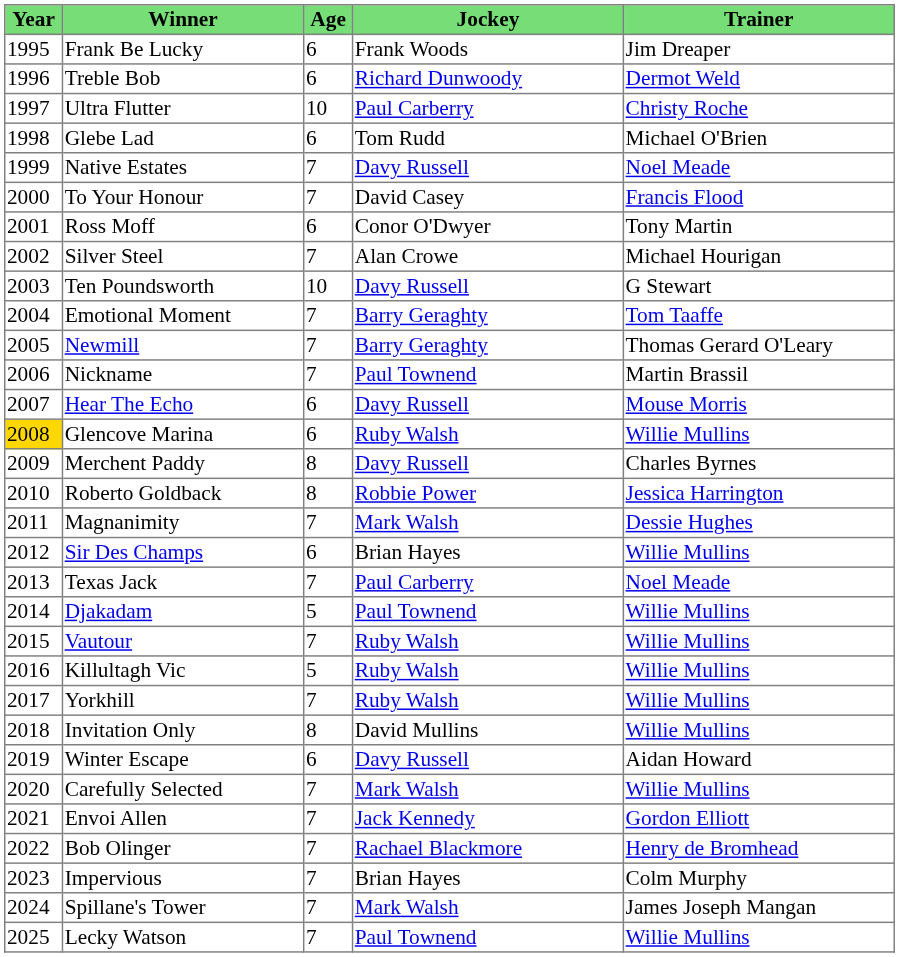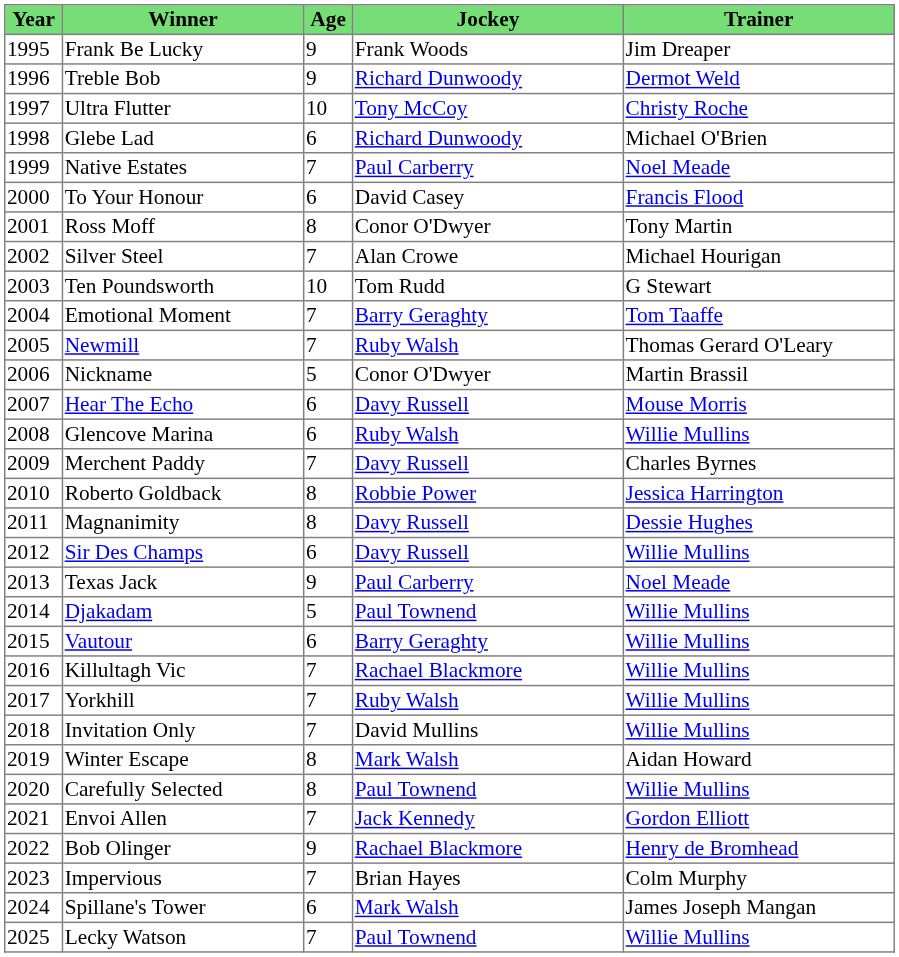(311, 48) 6 -> (311, 48) 9
(311, 78) 6 -> (311, 78) 9
(414, 108) Paul Carberry -> (411, 108) Tony McCoy
(400, 137) Tom Rudd -> (438, 137) Richard Dunwoody
(412, 167) Davy Russell -> (414, 167) Paul Carberry
(311, 196) 7 -> (311, 196) 6
(311, 226) 6 -> (311, 226) 8
(412, 285) Davy Russell -> (400, 285) Tom Rudd
(421, 344) Barry Geraghty -> (407, 344) Ruby Walsh
(311, 374) 7 -> (311, 374) 5
(416, 374) Paul Townend -> (423, 374) Conor O'Dwyer
(28, 433) gold background -> (28, 433) no background
(311, 463) 8 -> (311, 463) 7
(311, 522) 7 -> (311, 522) 8
(407, 522) Mark Walsh -> (412, 522) Davy Russell
(408, 552) Brian Hayes -> (412, 552) Davy Russell
(311, 581) 7 -> (311, 581) 9
(311, 640) 7 -> (311, 640) 6
(407, 640) Ruby Walsh -> (421, 640) Barry Geraghty
(311, 670) 5 -> (311, 670) 7
(407, 670) Ruby Walsh -> (438, 670) Rachael Blackmore
(311, 729) 8 -> (311, 729) 7
(311, 759) 6 -> (311, 759) 8
(412, 759) Davy Russell -> (407, 759) Mark Walsh
(311, 788) 7 -> (311, 788) 8
(407, 788) Mark Walsh -> (416, 788) Paul Townend
(311, 848) 7 -> (311, 848) 9
(311, 907) 7 -> (311, 907) 6
